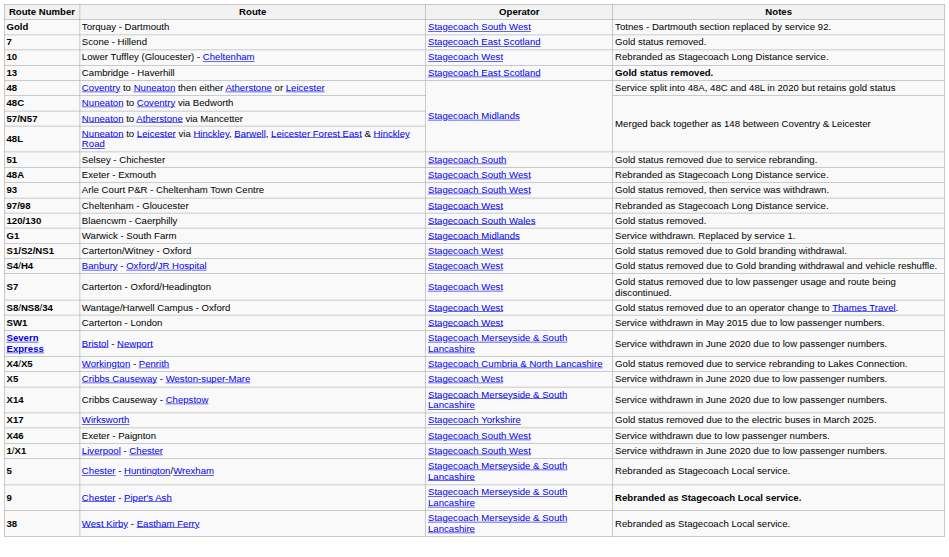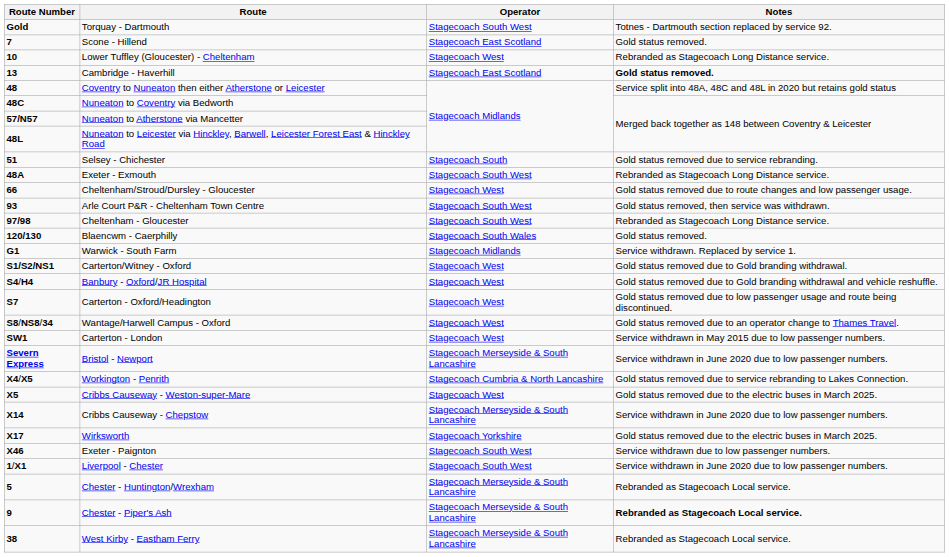+ row: (168, 190)
(466, 205) Stagecoach West -> (480, 220) Stagecoach South West
(751, 379) Service withdrawn in June 2020 due to low passenger numbers. -> (746, 394) Gold status removed due to the electric buses in March 2025.
